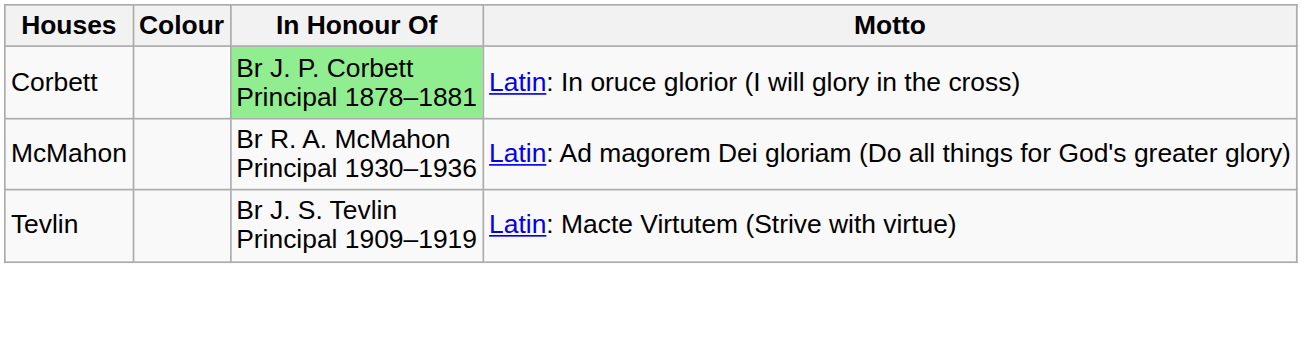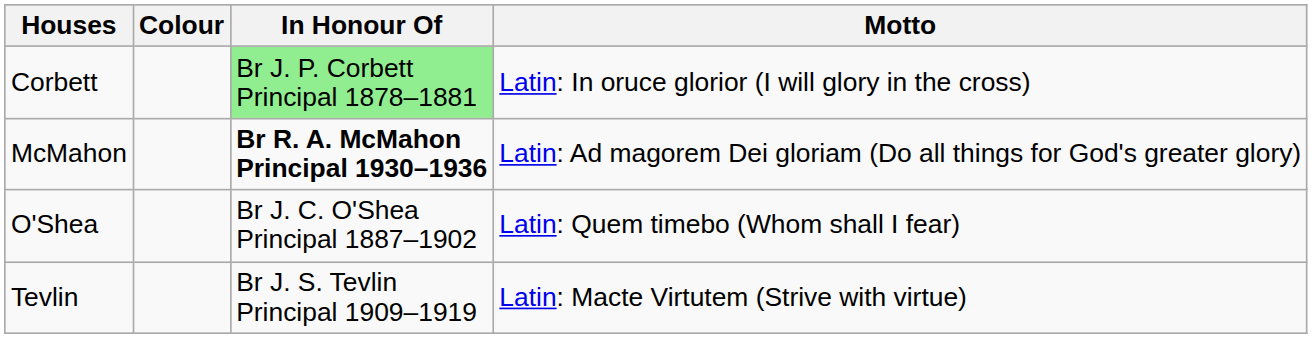(357, 153) normal -> (362, 153) bold
+ row: (55, 225)
